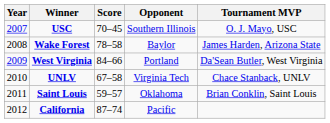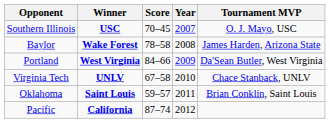columns swapped: (17, 12) <-> (161, 12)
